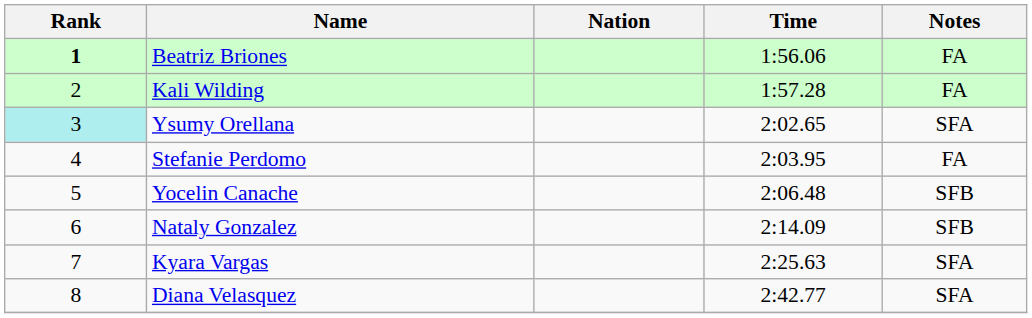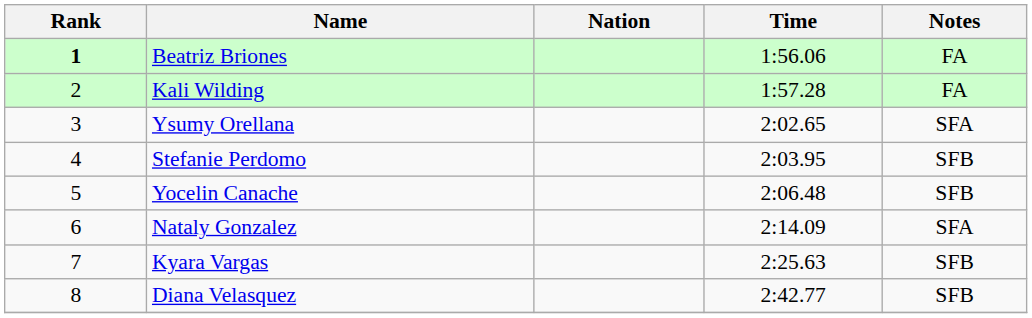(76, 124) paleturquoise background -> (76, 124) no background
(955, 158) FA -> (955, 158) SFB
(955, 227) SFB -> (955, 227) SFA
(955, 261) SFA -> (955, 261) SFB
(955, 295) SFA -> (955, 295) SFB
